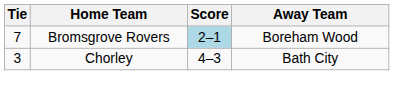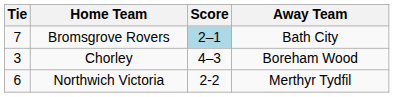(310, 37) Boreham Wood -> (310, 37) Bath City
(310, 59) Bath City -> (310, 59) Boreham Wood
+ row: (109, 80)
